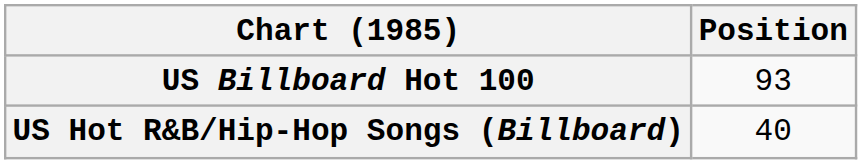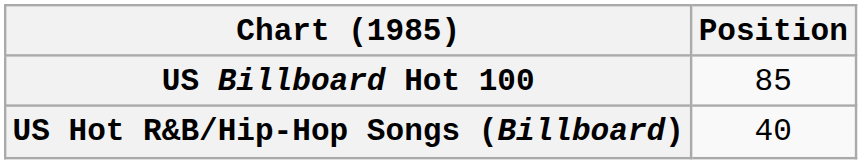(773, 81) 93 -> (773, 81) 85
